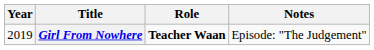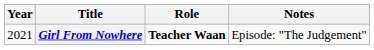(20, 34) 2019 -> (20, 34) 2021
